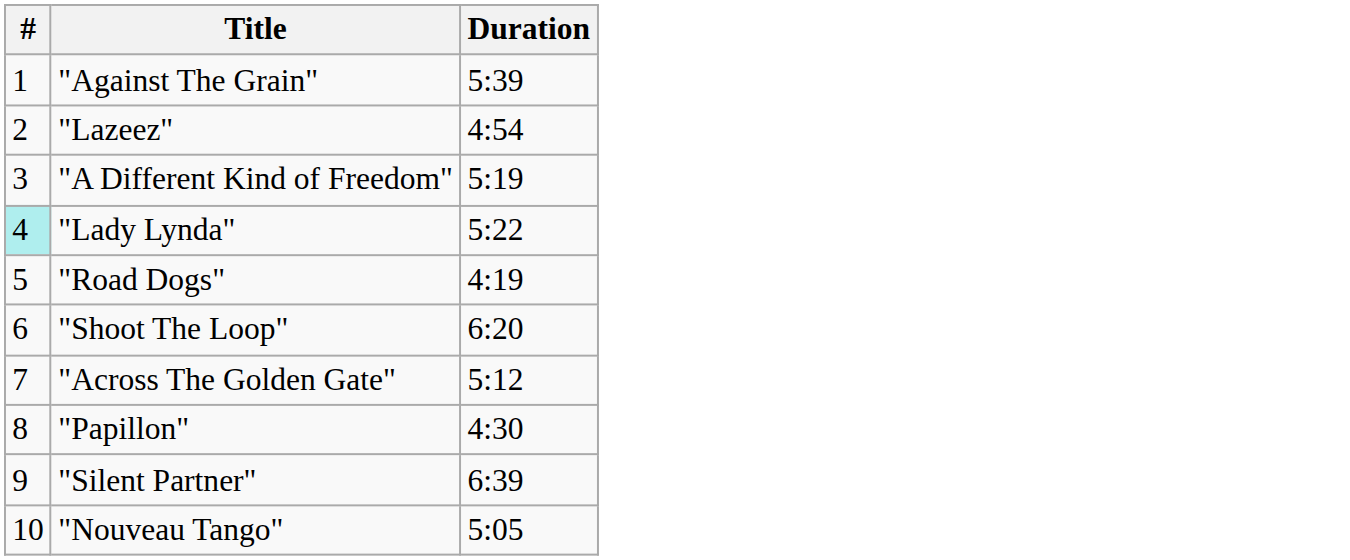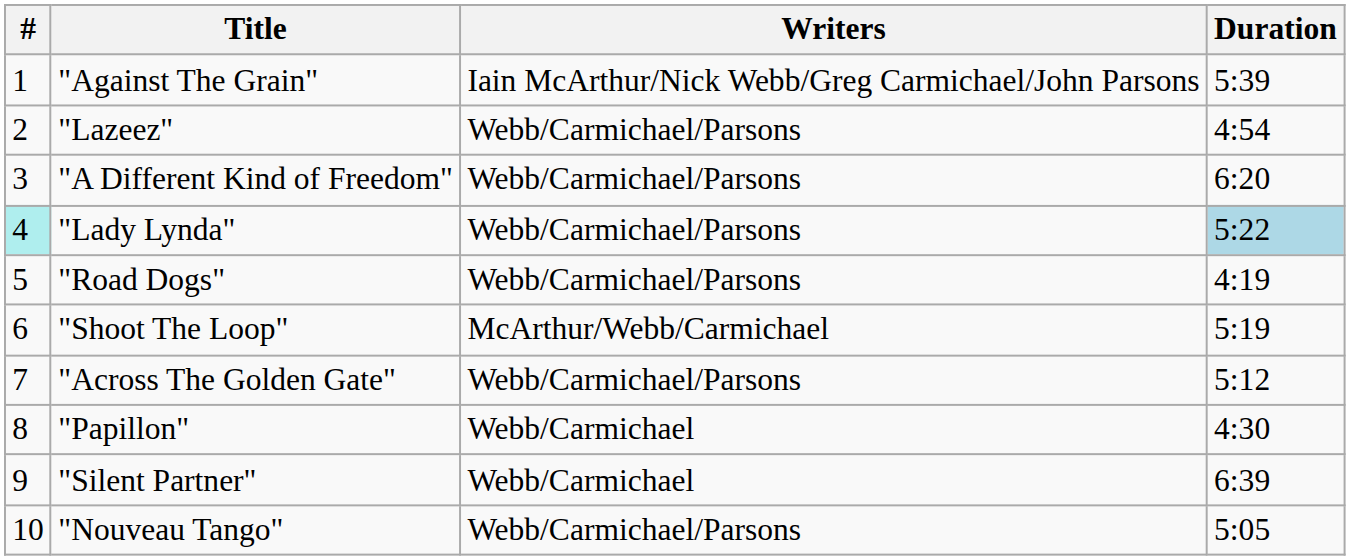+ column: (833, 29)
(495, 179) 5:19 -> (1242, 179) 6:20
(495, 229) no background -> (1242, 229) lightblue background
(495, 329) 6:20 -> (1242, 329) 5:19
